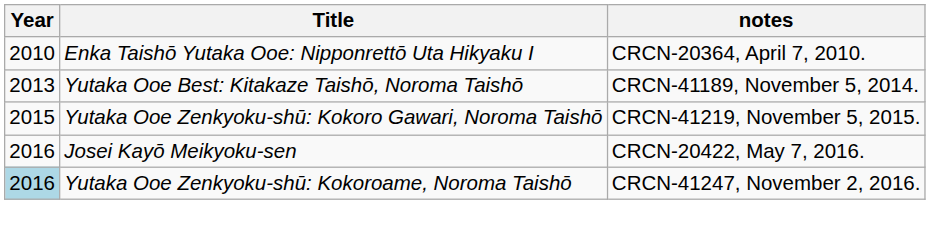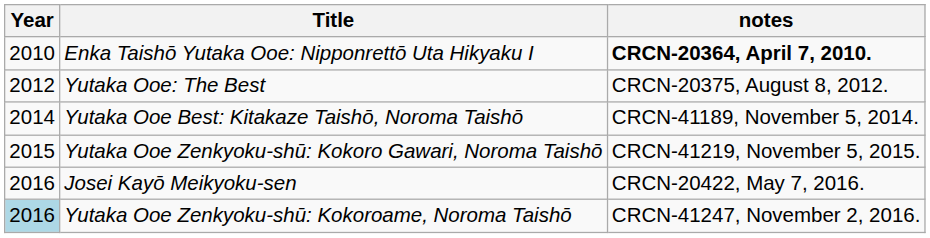(739, 53) normal -> (742, 53) bold
+ row: (165, 85)
(32, 85) 2013 -> (32, 118) 2014
